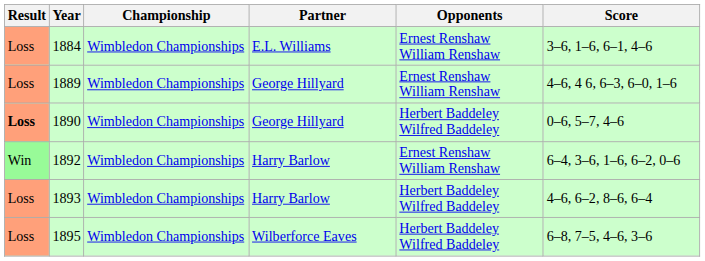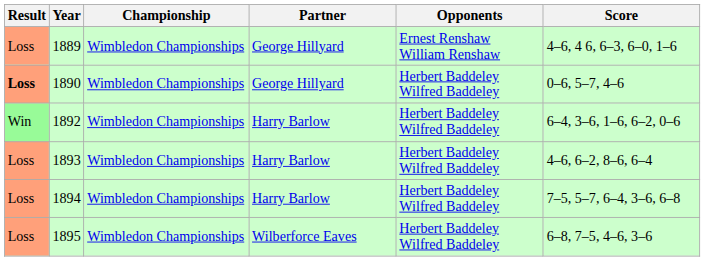- row: (67, 45)
(450, 160) Ernest Renshaw William Renshaw -> (449, 122) Herbert Baddeley Wilfred Baddeley
+ row: (67, 198)
